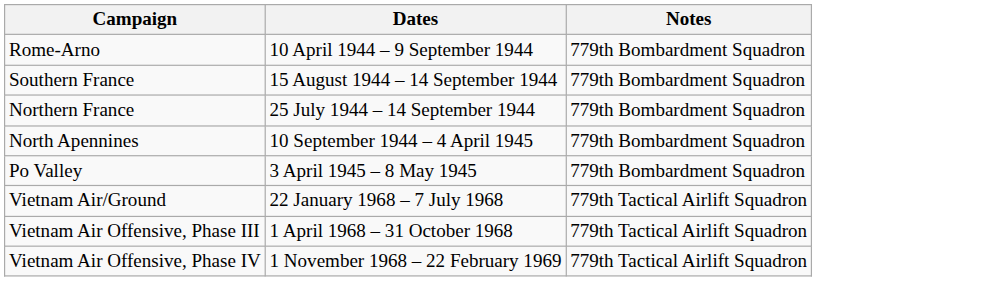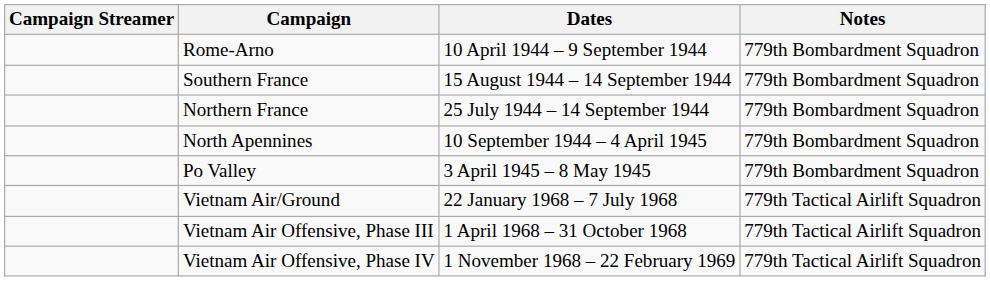+ column: (92, 19)
